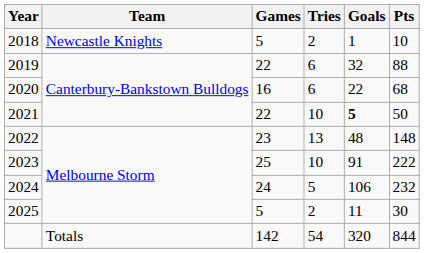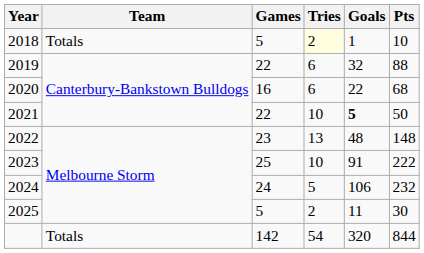(104, 41) Newcastle Knights -> (64, 41) Totals
(312, 41) no background -> (312, 41) lightyellow background
